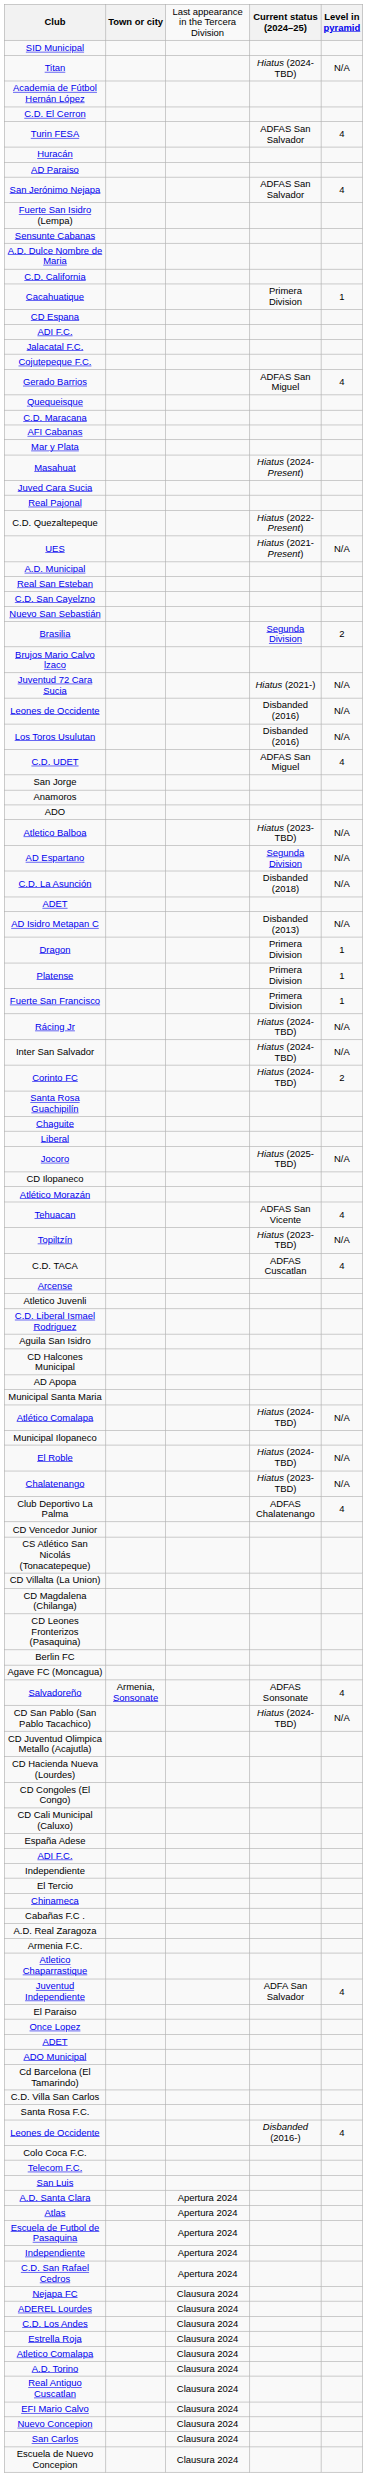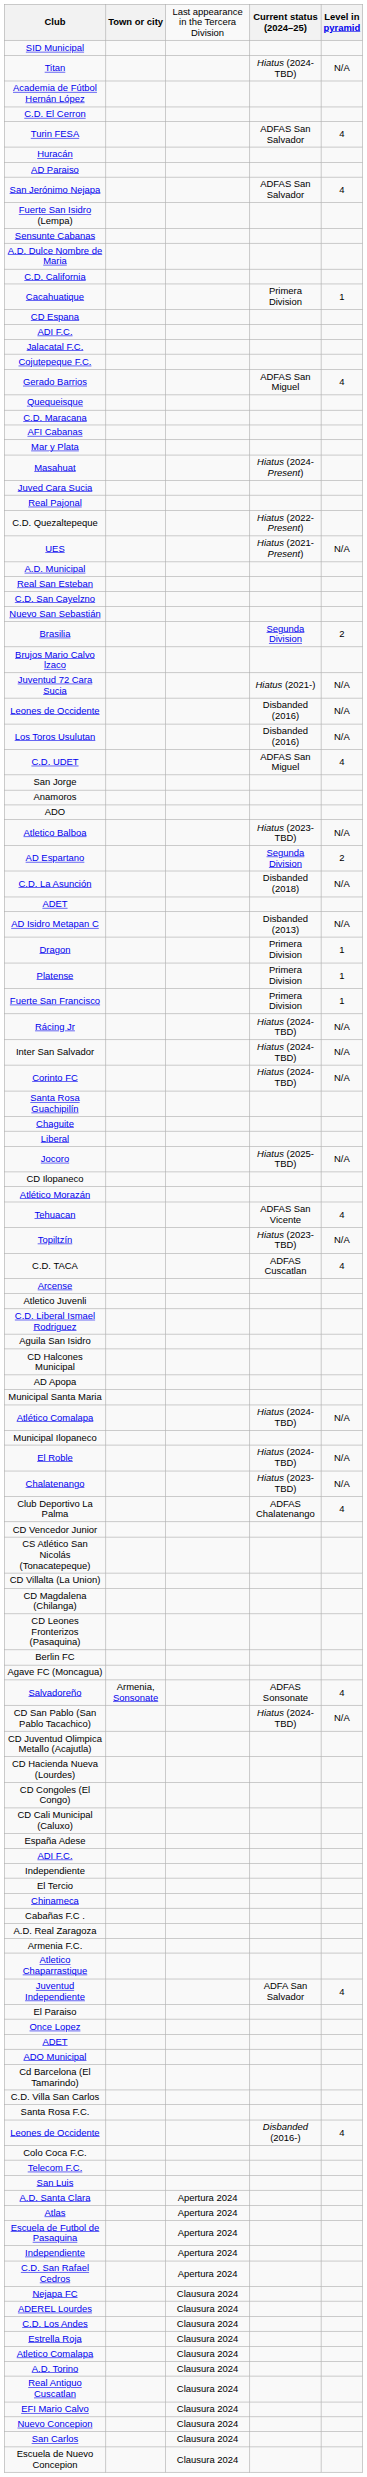(342, 858) N/A -> (342, 858) 2
(342, 1078) 2 -> (342, 1078) N/A
